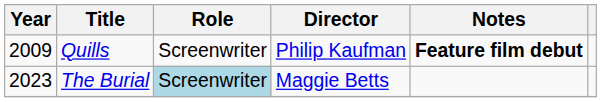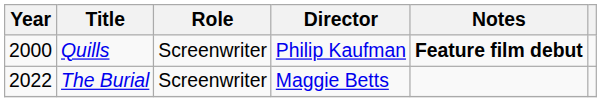(31, 50) 2009 -> (31, 50) 2000
(31, 81) 2023 -> (31, 81) 2022
(213, 81) lightblue background -> (213, 81) no background
